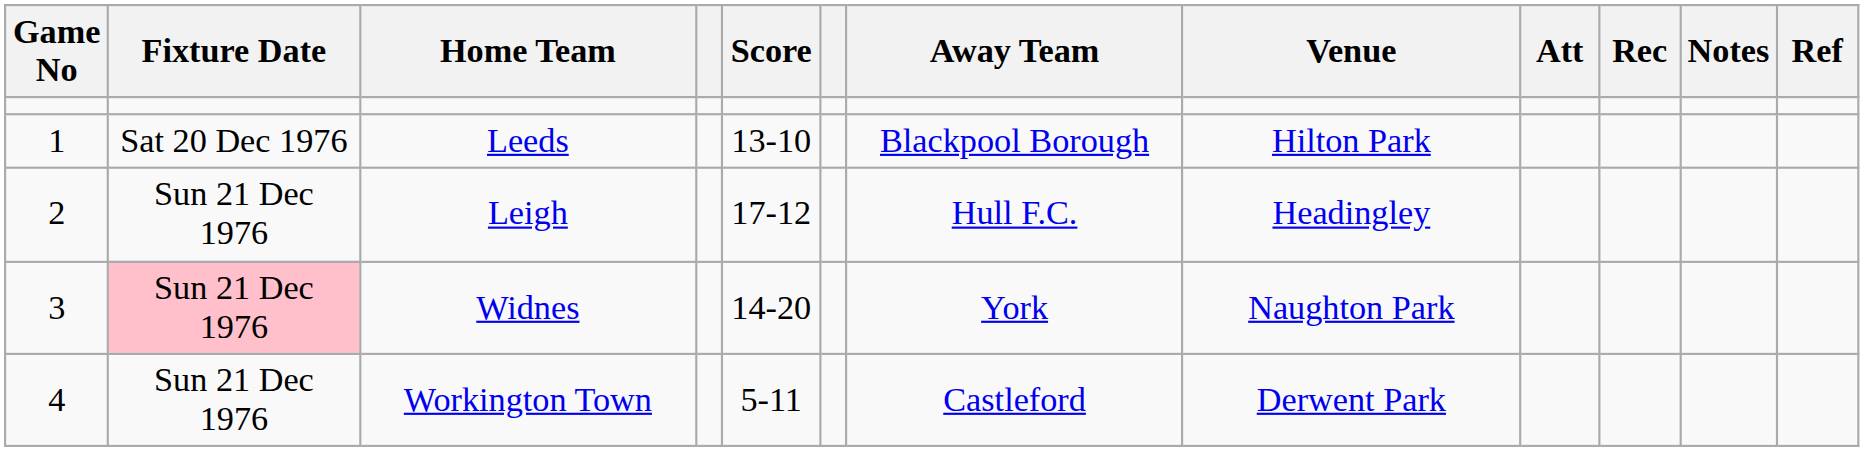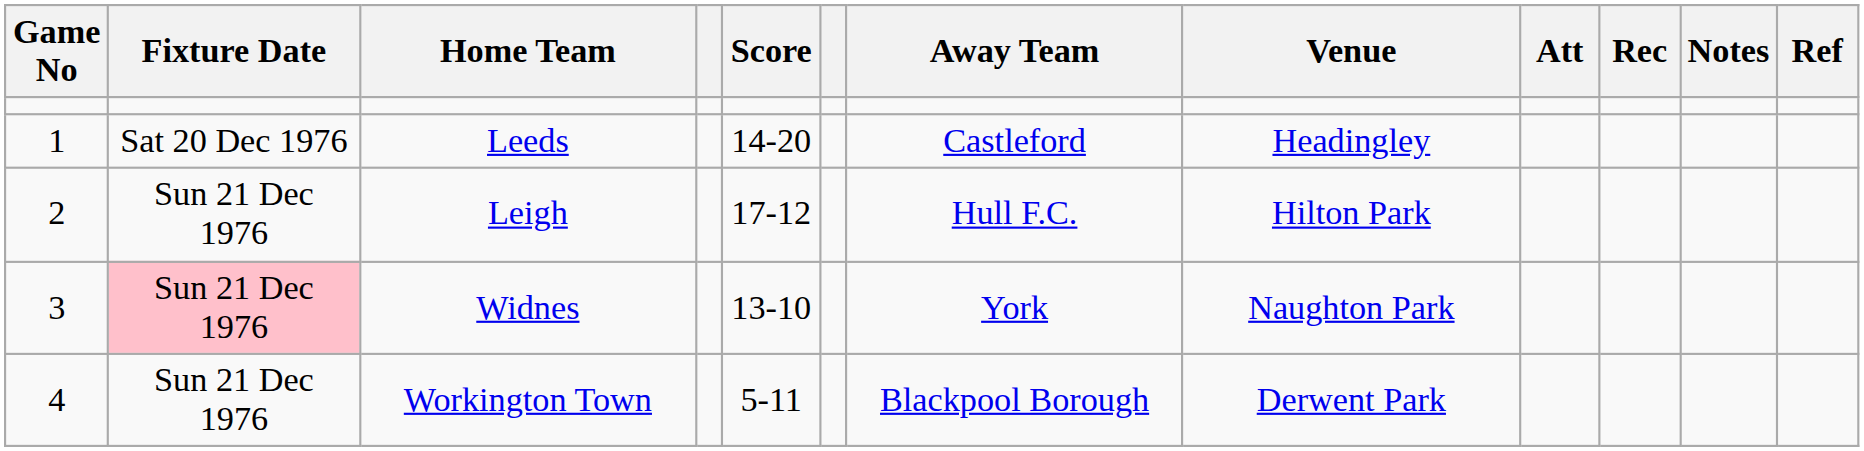(771, 140) 13-10 -> (771, 140) 14-20
(1015, 140) Blackpool Borough -> (1015, 140) Castleford
(1351, 140) Hilton Park -> (1351, 140) Headingley
(1351, 213) Headingley -> (1351, 213) Hilton Park
(771, 306) 14-20 -> (771, 306) 13-10
(1015, 399) Castleford -> (1015, 399) Blackpool Borough
